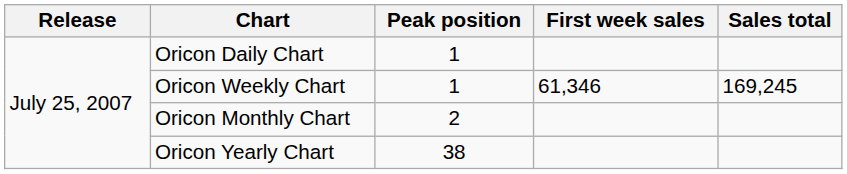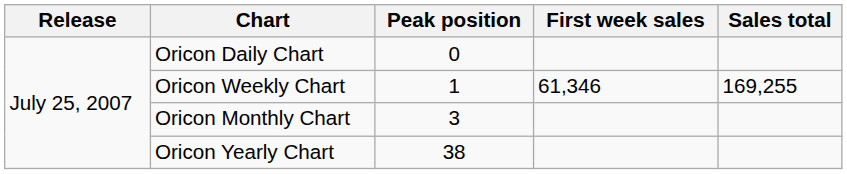(454, 53) 1 -> (454, 53) 0
(760, 86) 169,245 -> (760, 86) 169,255
(454, 119) 2 -> (454, 119) 3
